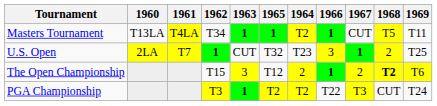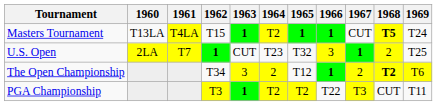columns swapped: (302, 14) <-> (273, 14)
(216, 33) T34 -> (216, 33) T15
(389, 33) normal -> (389, 33) bold
(418, 33) T11 -> (418, 33) T24
(216, 72) T15 -> (216, 72) T34
(418, 91) T24 -> (418, 91) T11
